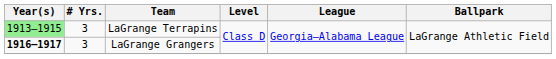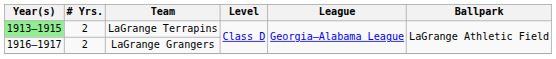(85, 29) 3 -> (85, 29) 2
(34, 46) bold -> (34, 46) normal
(85, 46) 3 -> (85, 46) 2
